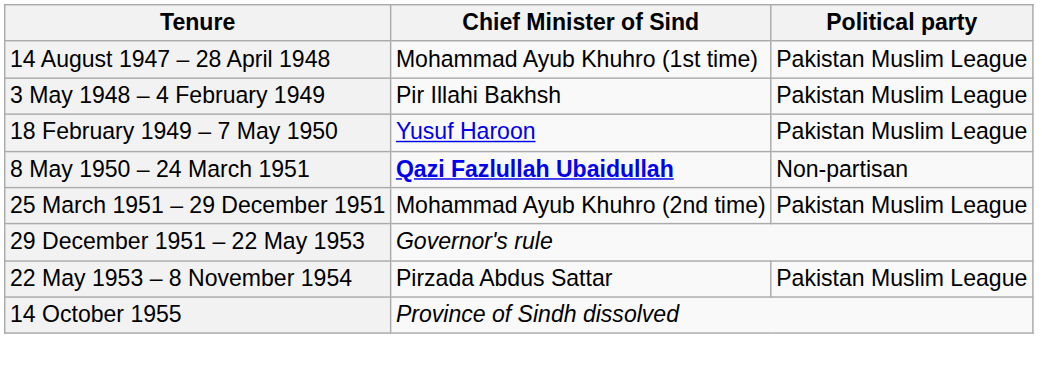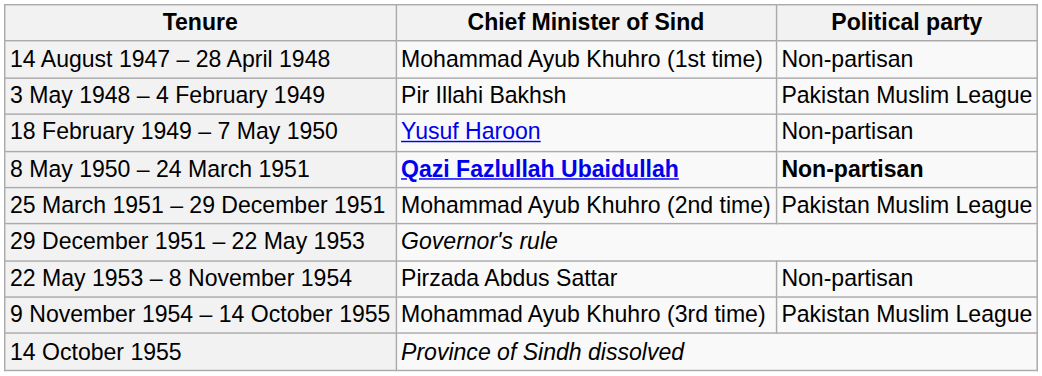(902, 59) Pakistan Muslim League -> (847, 59) Non-partisan
(902, 132) Pakistan Muslim League -> (847, 132) Non-partisan
(842, 168) normal -> (852, 168) bold
(902, 278) Pakistan Muslim League -> (847, 278) Non-partisan
+ row: (200, 315)
